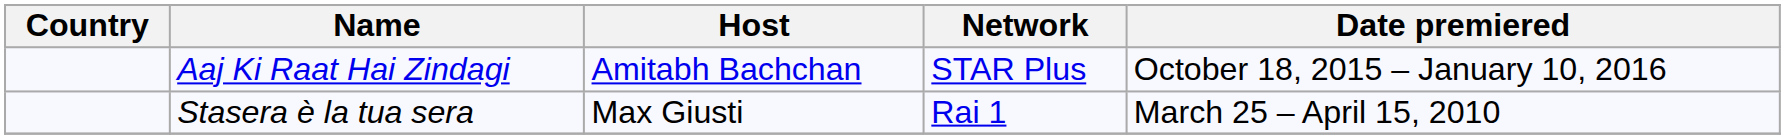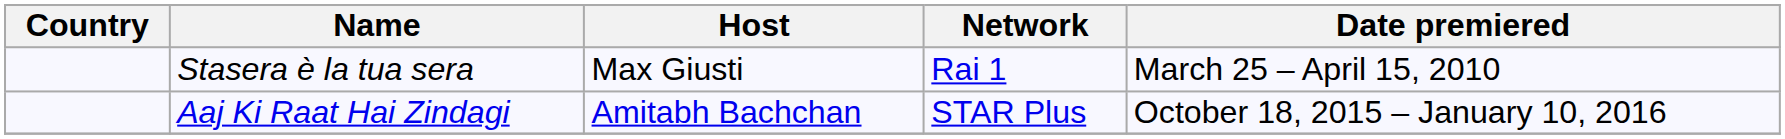rows swapped: (343, 68) <-> (326, 111)
